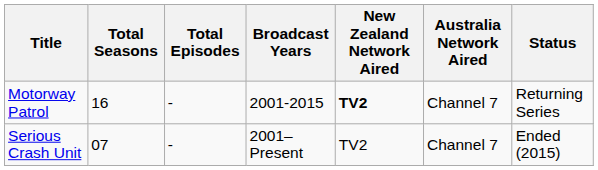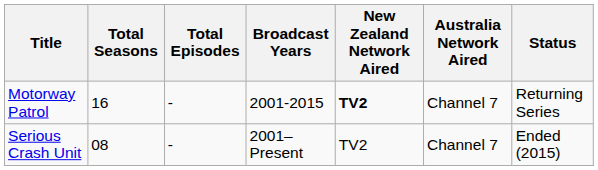(100, 144) 07 -> (100, 144) 08
